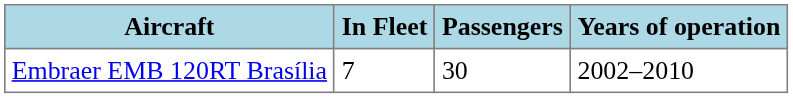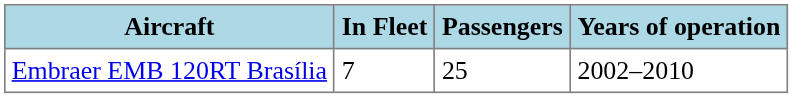(455, 70) 30 -> (455, 70) 25
